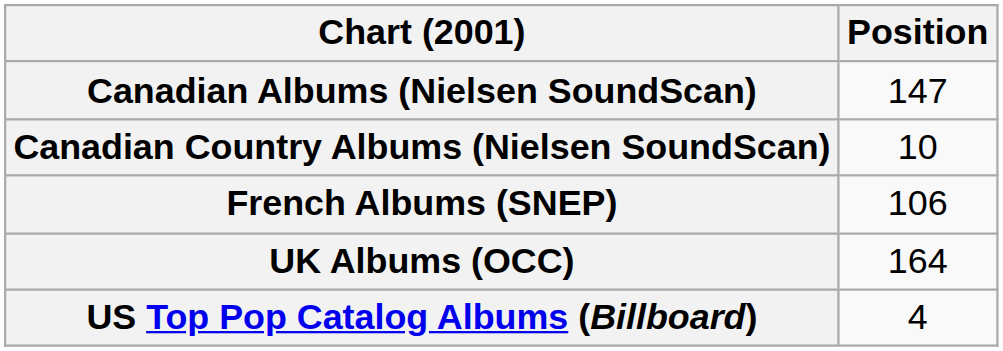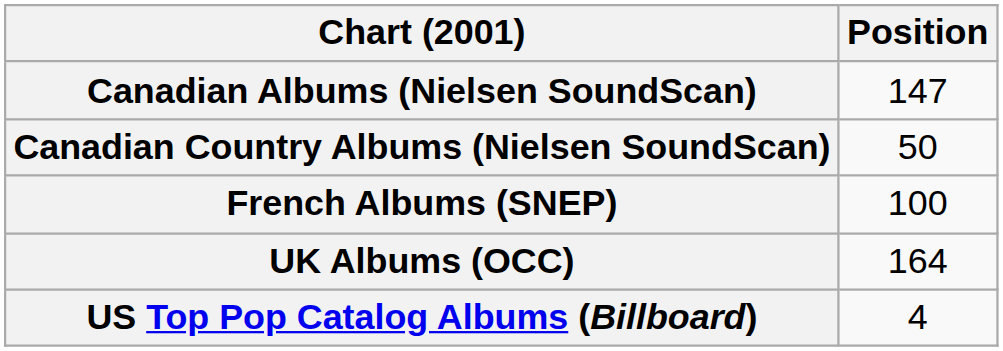(918, 146) 10 -> (918, 146) 50
(918, 203) 106 -> (918, 203) 100
